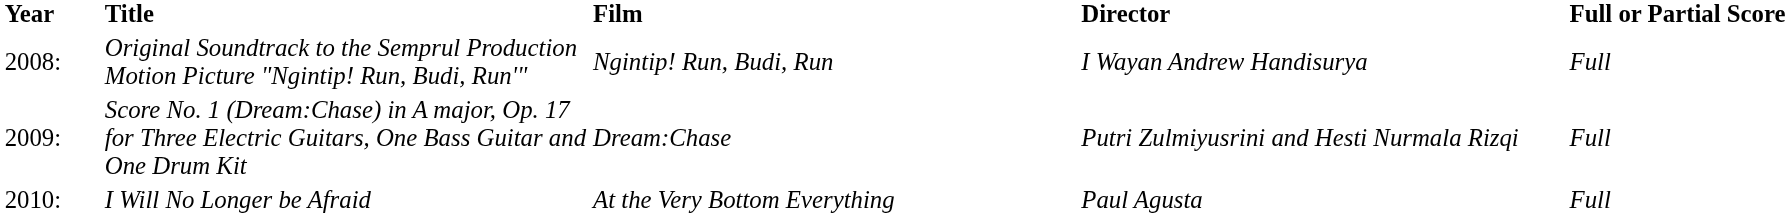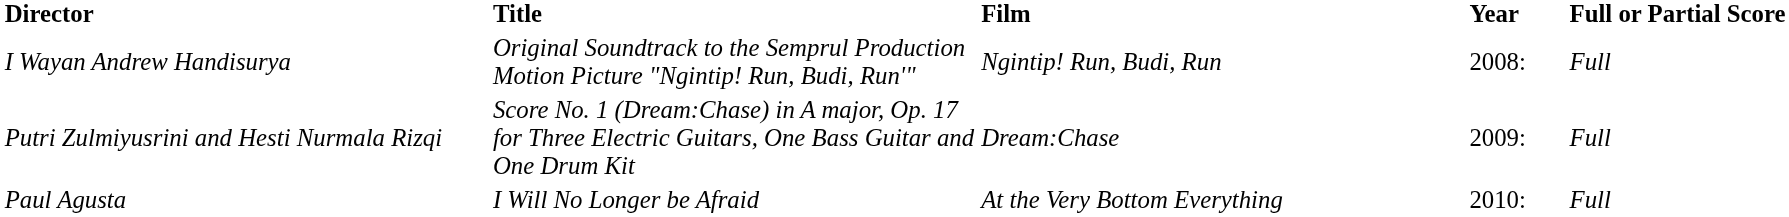columns swapped: (29, 14) <-> (1126, 14)
